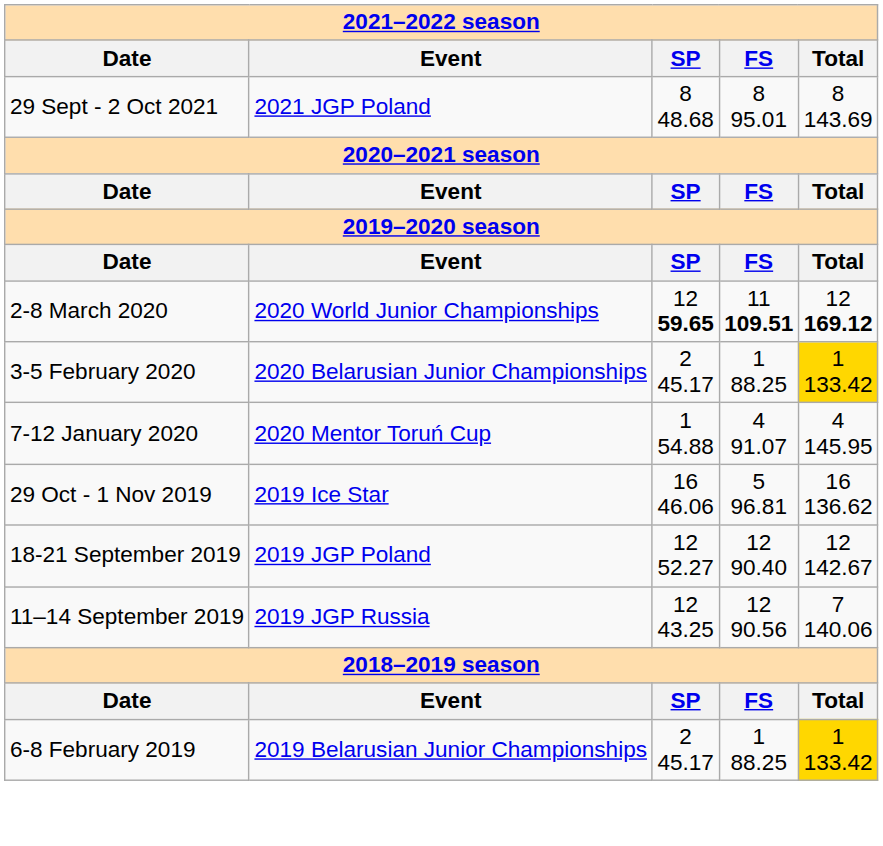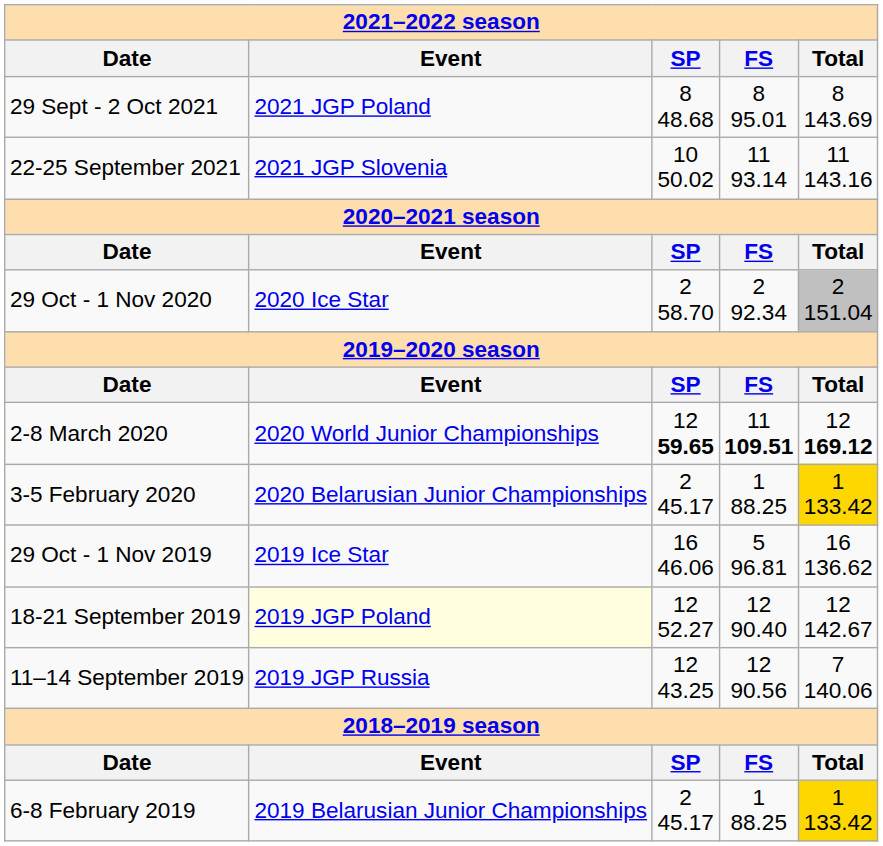+ row: (125, 167)
+ row: (111, 300)
- row: (104, 433)
(343, 555) no background -> (343, 616) lightyellow background
